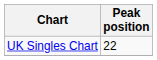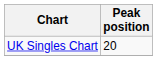(110, 45) 22 -> (110, 45) 20
